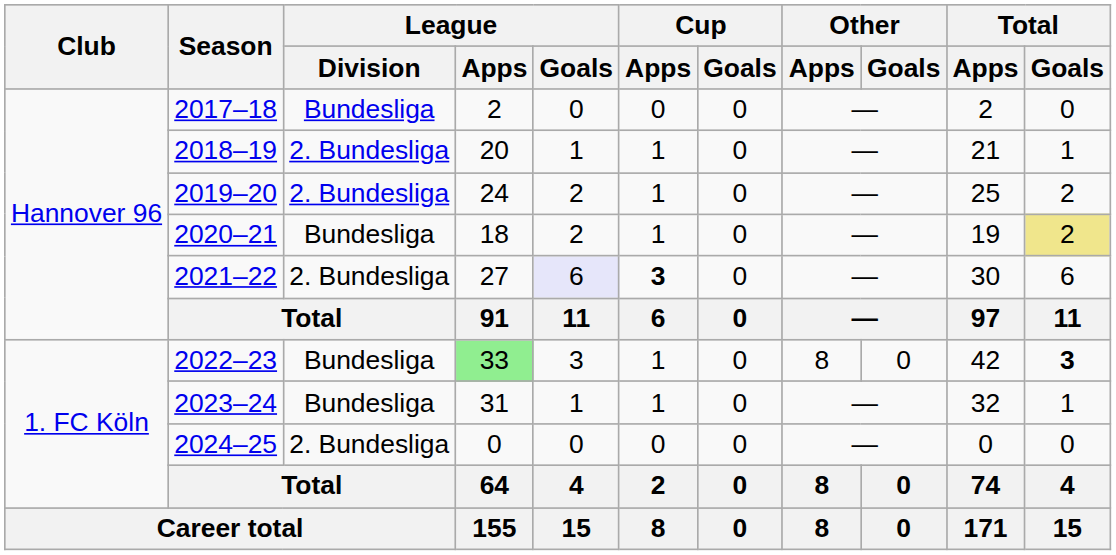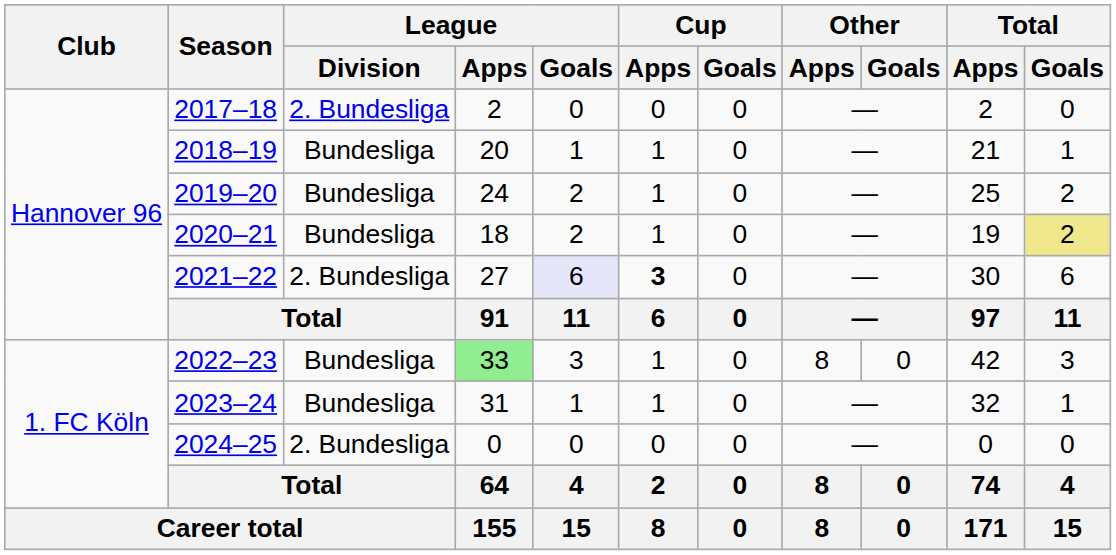(369, 109) Bundesliga -> (369, 109) 2. Bundesliga
(369, 151) 2. Bundesliga -> (369, 151) Bundesliga
(369, 192) 2. Bundesliga -> (369, 192) Bundesliga
(1067, 360) bold -> (1067, 360) normal
